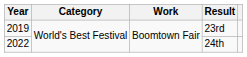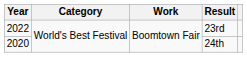(18, 28) 2019 -> (18, 28) 2022
(18, 44) 2022 -> (18, 44) 2020
